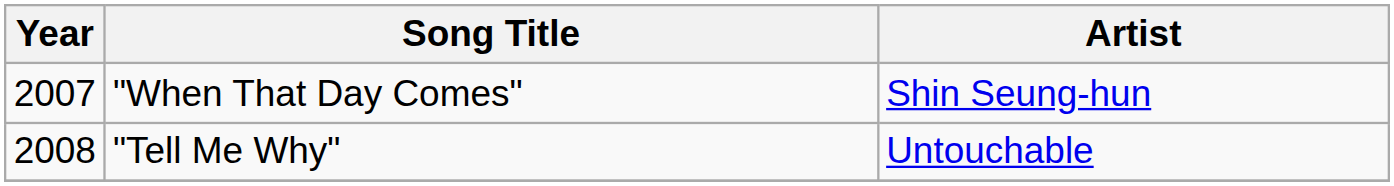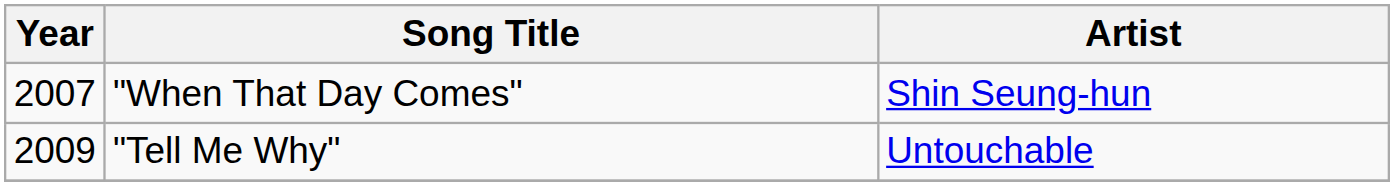(55, 151) 2008 -> (55, 151) 2009
